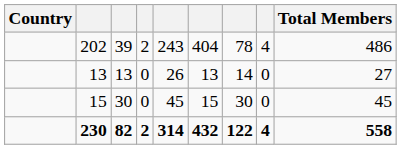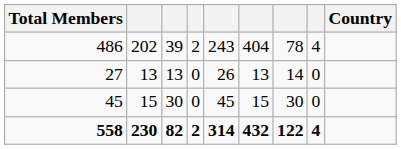columns swapped: (40, 18) <-> (335, 18)
